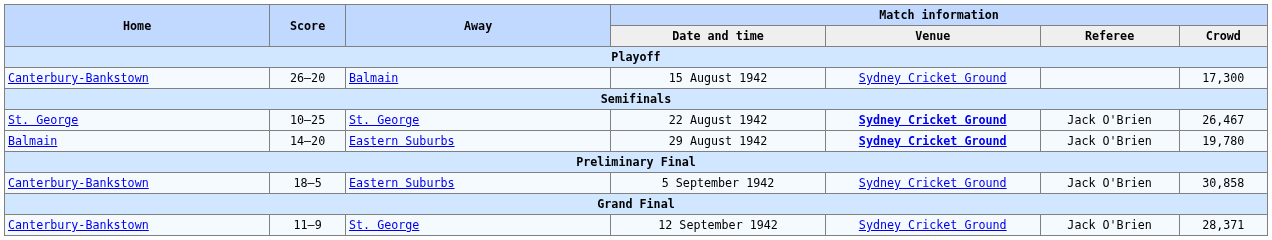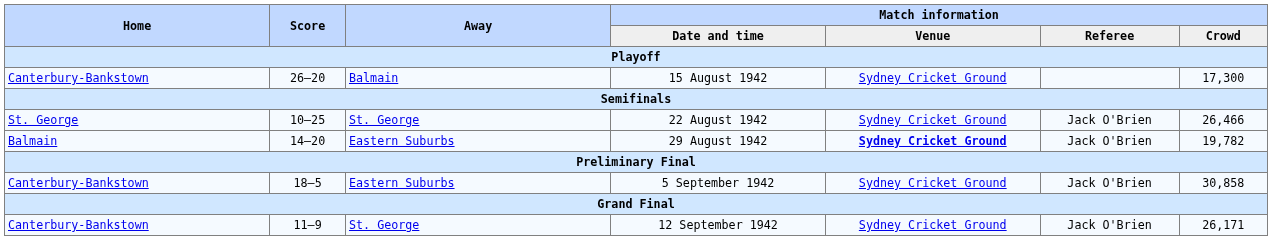(933, 120) bold -> (933, 120) normal
(1223, 120) 26,467 -> (1223, 120) 26,466
(1223, 141) 19,780 -> (1223, 141) 19,782
(1223, 225) 28,371 -> (1223, 225) 26,171
